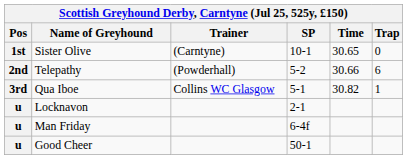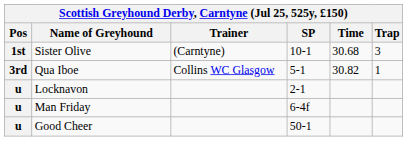(346, 51) 30.65 -> (346, 51) 30.68
(378, 51) 0 -> (378, 51) 3
- row: (58, 70)
